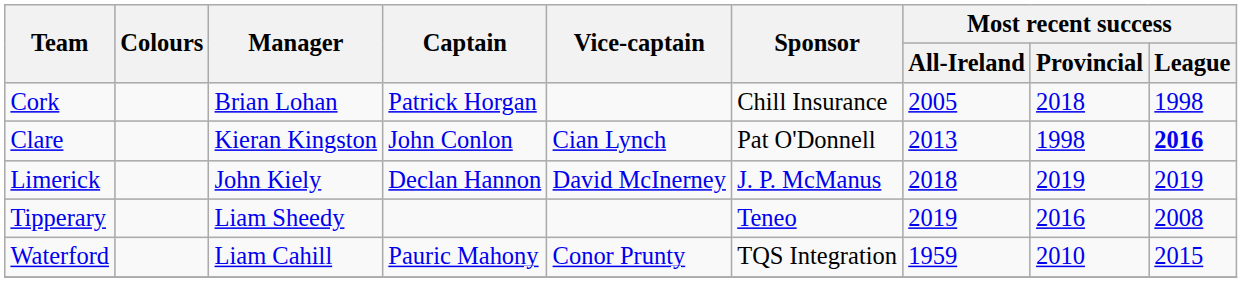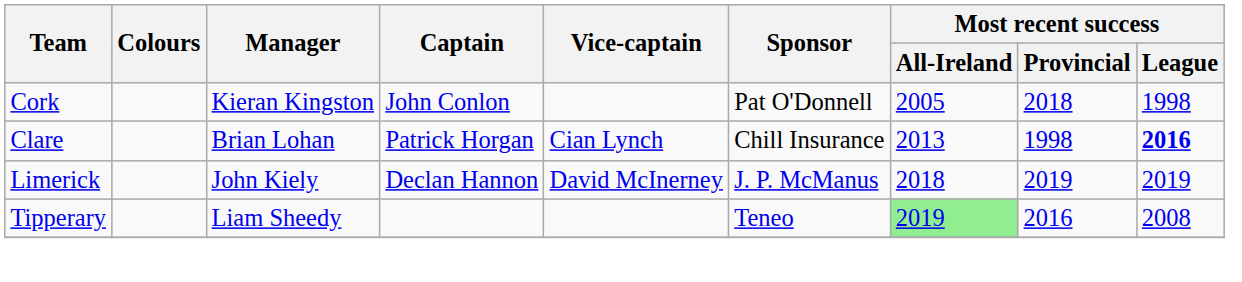(276, 101) Brian Lohan -> (293, 101) Kieran Kingston
(463, 101) Patrick Horgan -> (448, 101) John Conlon
(812, 101) Chill Insurance -> (803, 101) Pat O'Donnell
(296, 140) Kieran Kingston -> (273, 140) Brian Lohan
(451, 140) John Conlon -> (460, 140) Patrick Horgan
(806, 140) Pat O'Donnell -> (809, 140) Chill Insurance
(933, 218) no background -> (920, 218) lightgreen background
- row: (60, 256)
